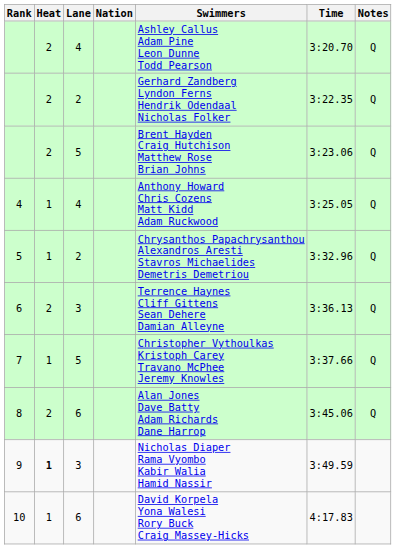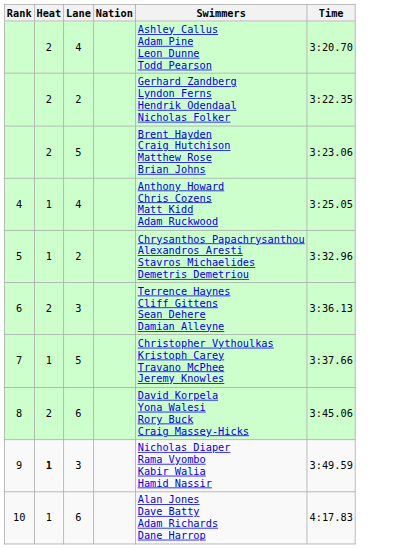- column: (373, 13)
(178, 413) Alan Jones Dave Batty Adam Richards Dane Harrop -> (193, 413) David Korpela Yona Walesi Rory Buck Craig Massey-Hicks
(193, 518) David Korpela Yona Walesi Rory Buck Craig Massey-Hicks -> (178, 518) Alan Jones Dave Batty Adam Richards Dane Harrop
